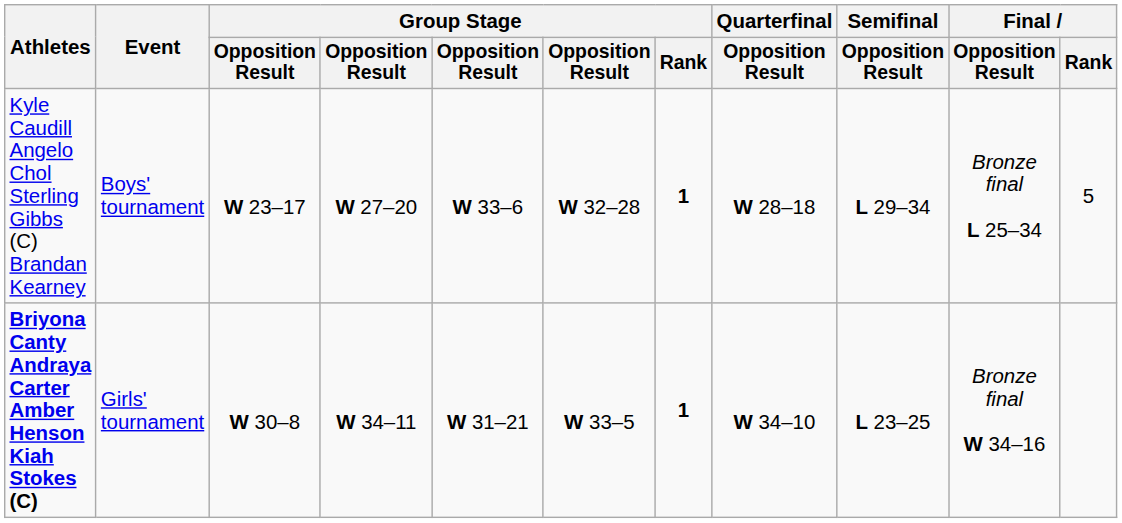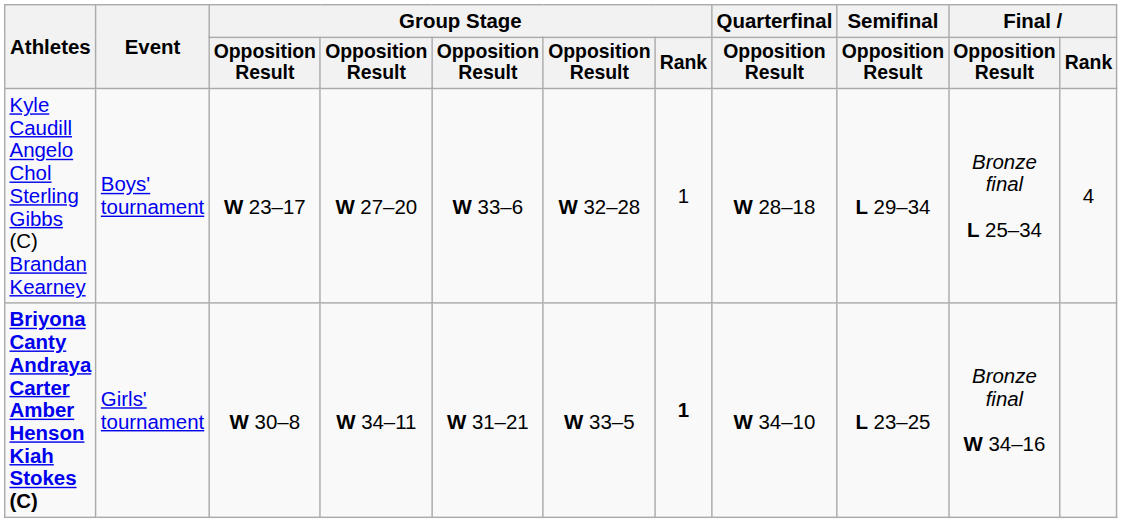(683, 196) bold -> (683, 196) normal
(1088, 196) 5 -> (1088, 196) 4
